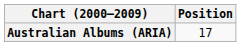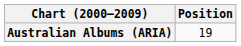(205, 32) 17 -> (205, 32) 19
